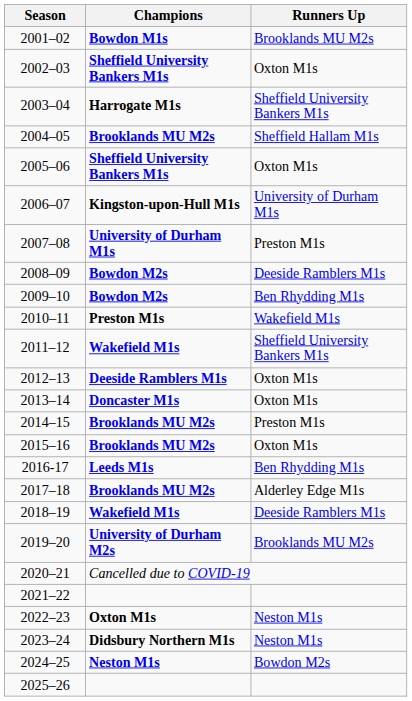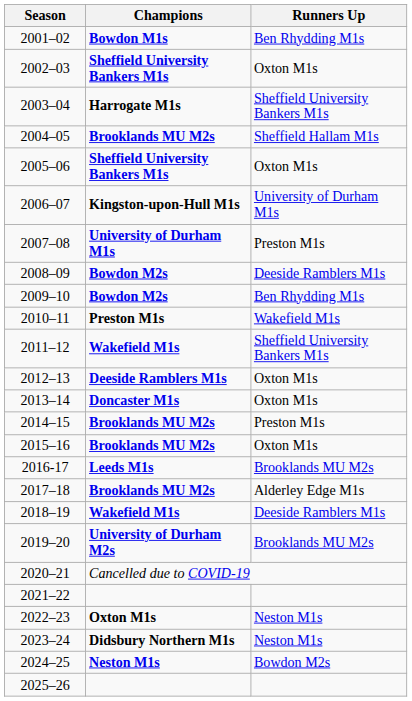(314, 37) Brooklands MU M2s -> (309, 37) Ben Rhydding M1s
(309, 467) Ben Rhydding M1s -> (314, 467) Brooklands MU M2s
